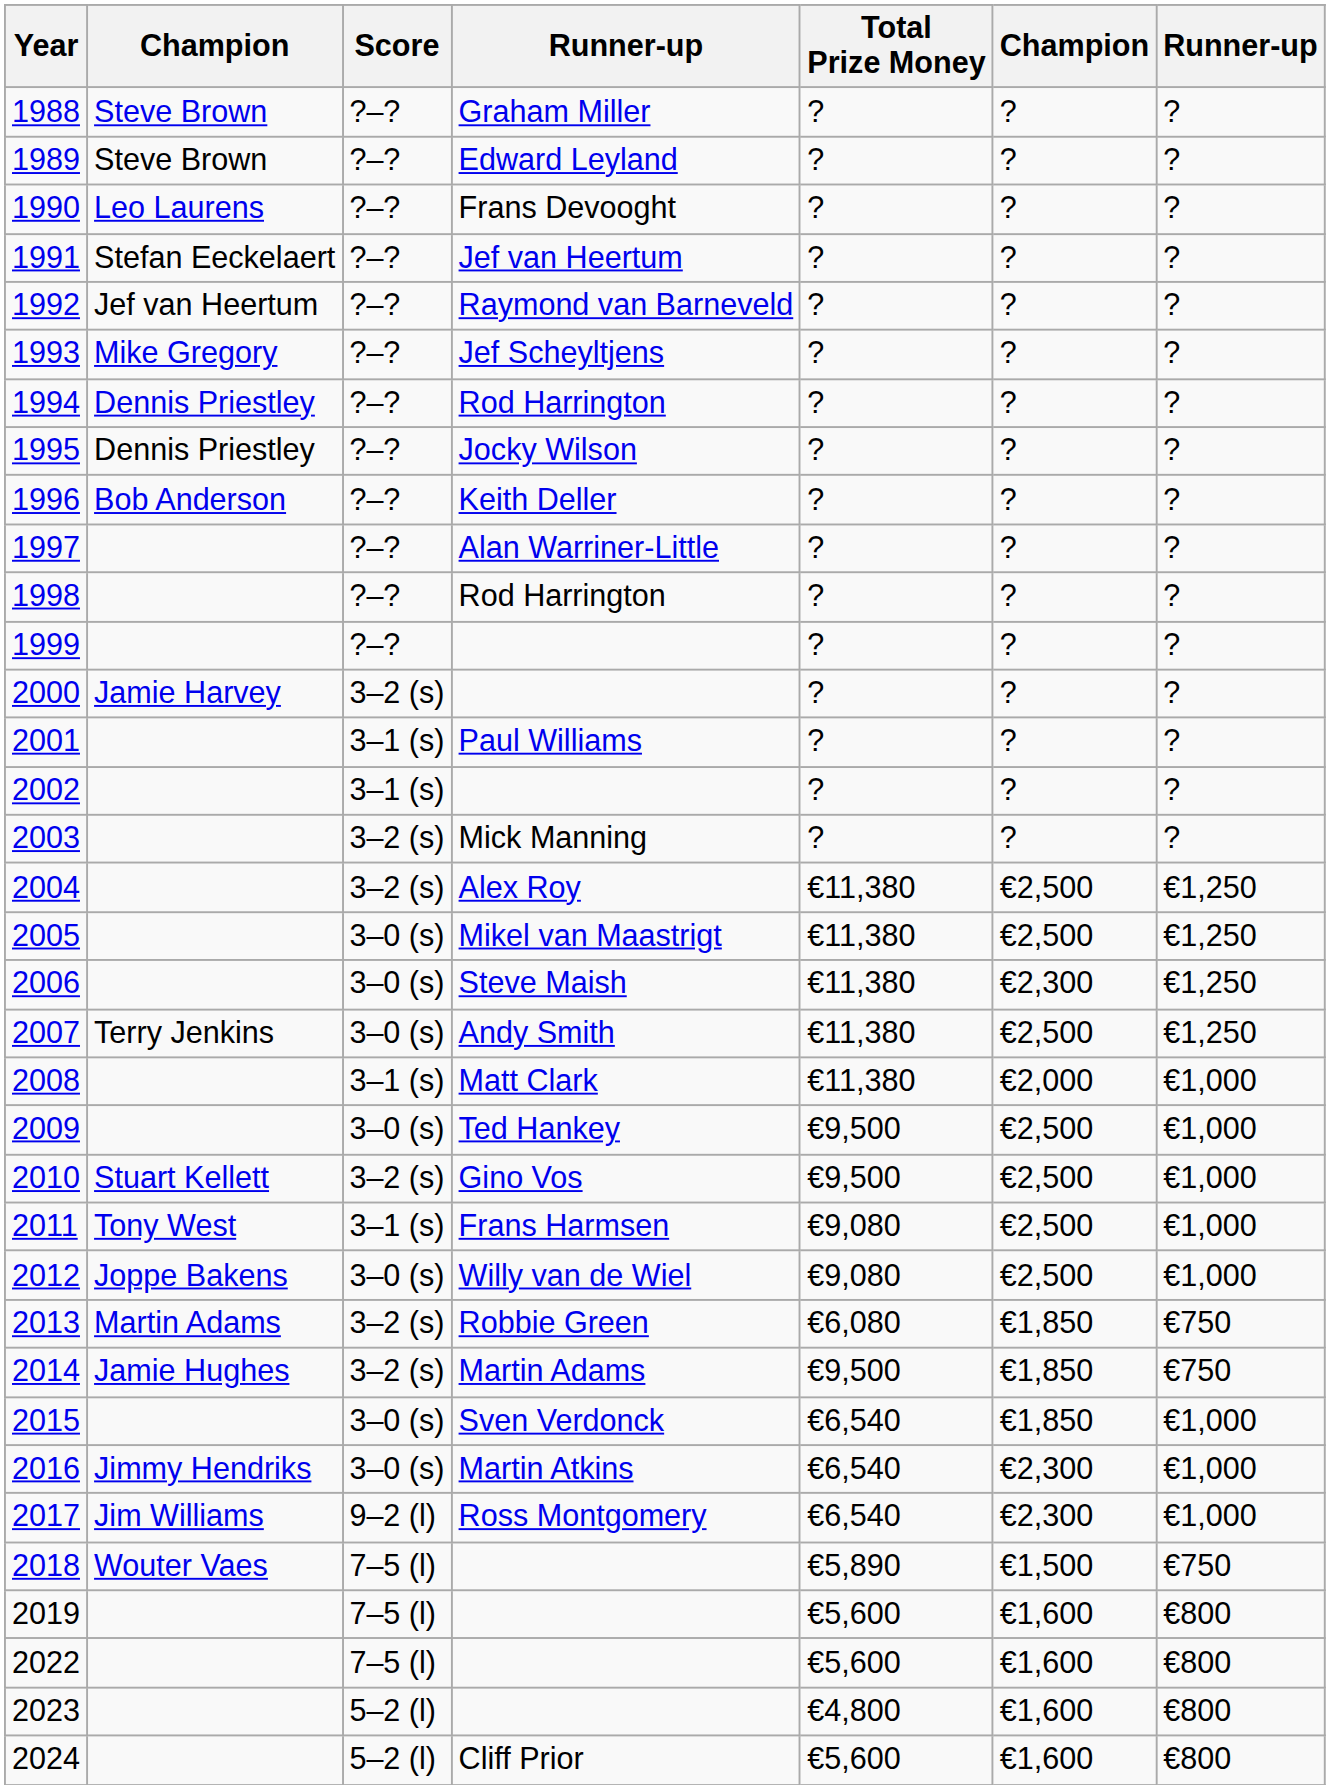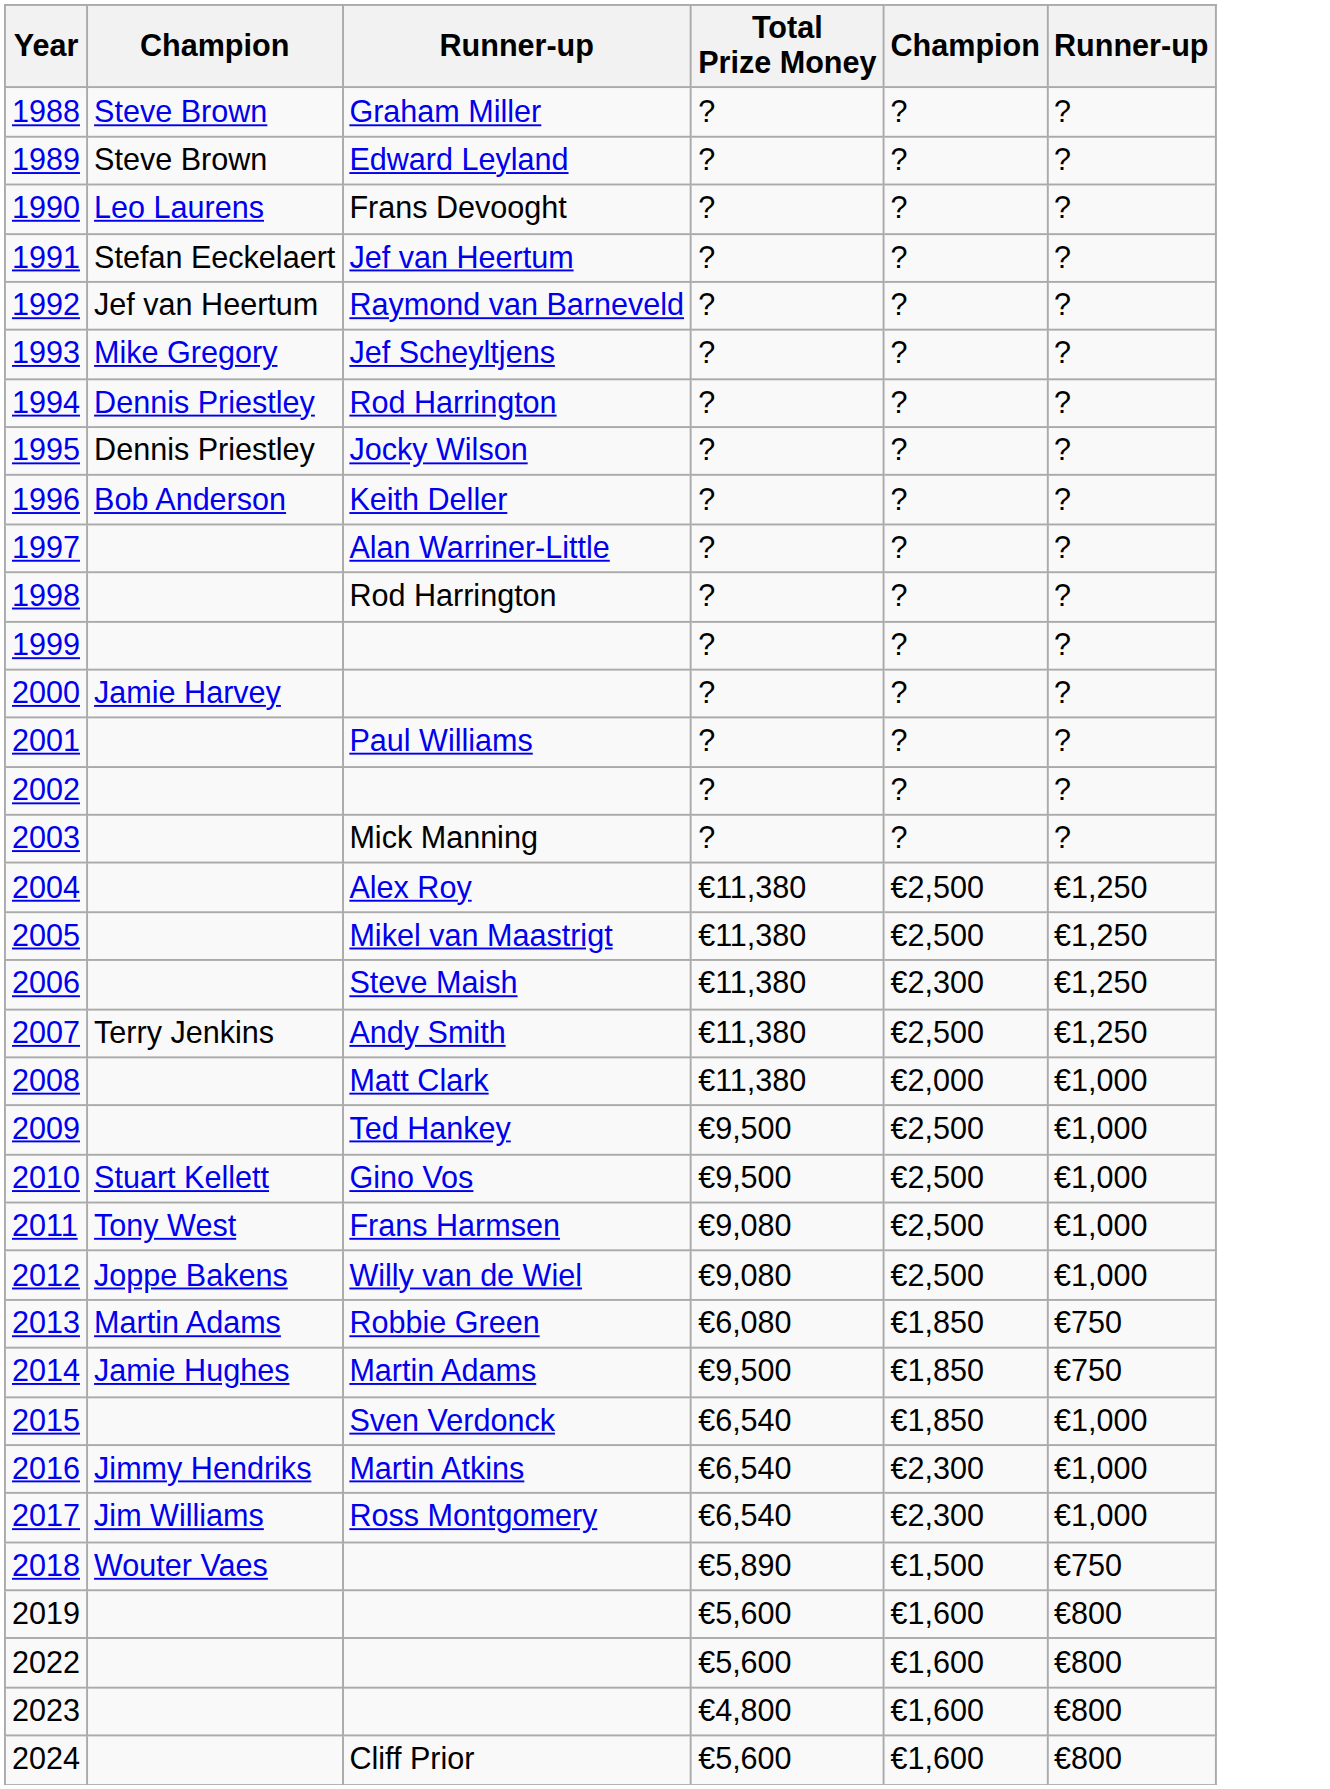- column: (397, 45)
